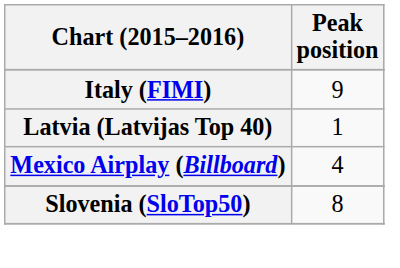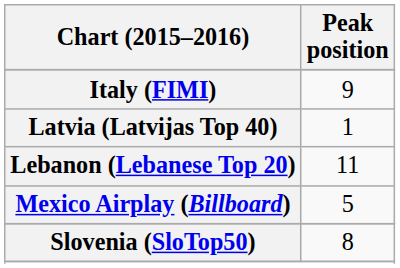+ row: (153, 165)
(338, 165) 4 -> (348, 204) 5
